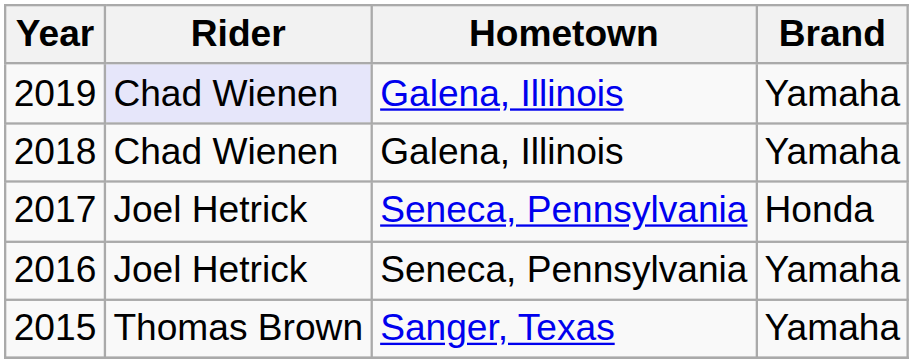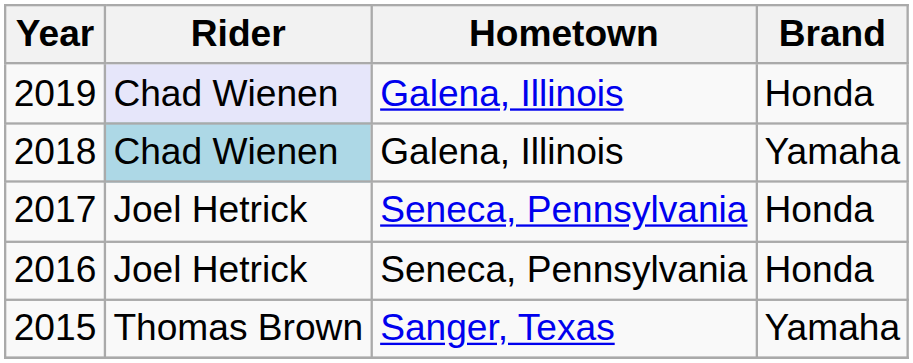(832, 92) Yamaha -> (819, 92) Honda
(226, 151) no background -> (226, 151) lightblue background
(832, 269) Yamaha -> (819, 269) Honda
